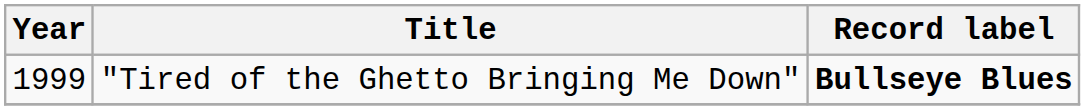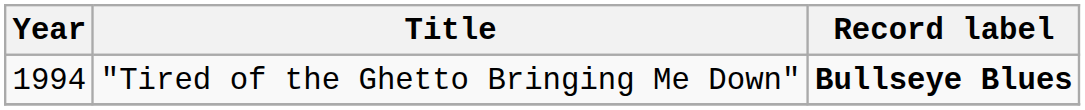(49, 80) 1999 -> (49, 80) 1994
